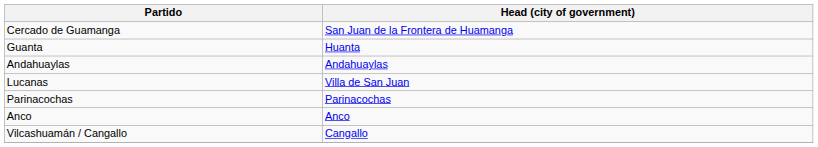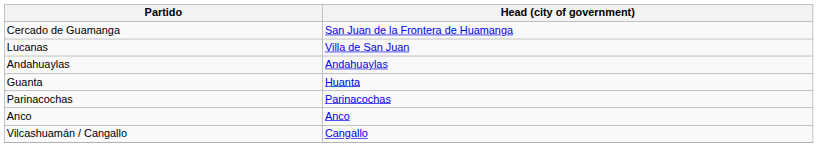rows swapped: (25, 47) <-> (27, 82)
